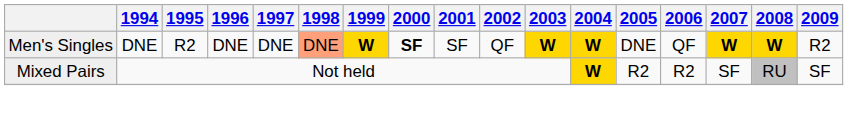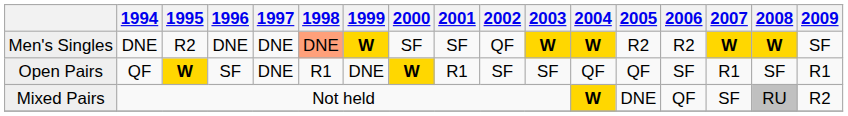(412, 45) bold -> (412, 45) normal
(638, 45) DNE -> (638, 45) R2
(684, 45) QF -> (684, 45) R2
(820, 45) R2 -> (820, 45) SF
+ row: (61, 72)
(638, 72) R2 -> (638, 98) DNE
(684, 72) R2 -> (684, 98) QF
(820, 72) SF -> (820, 98) R2
